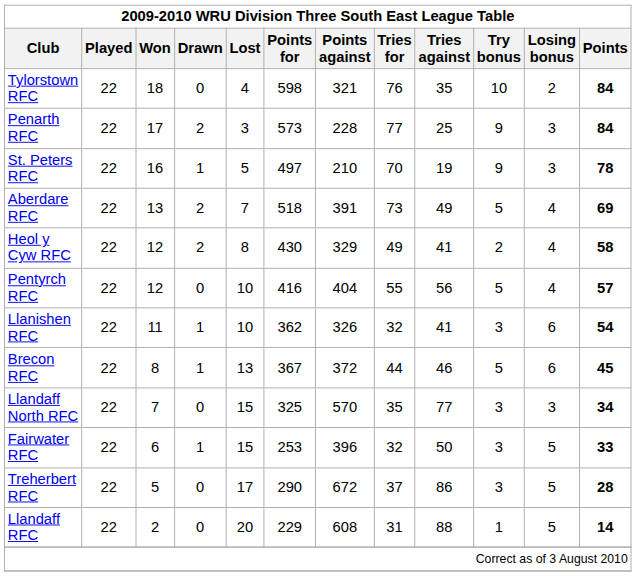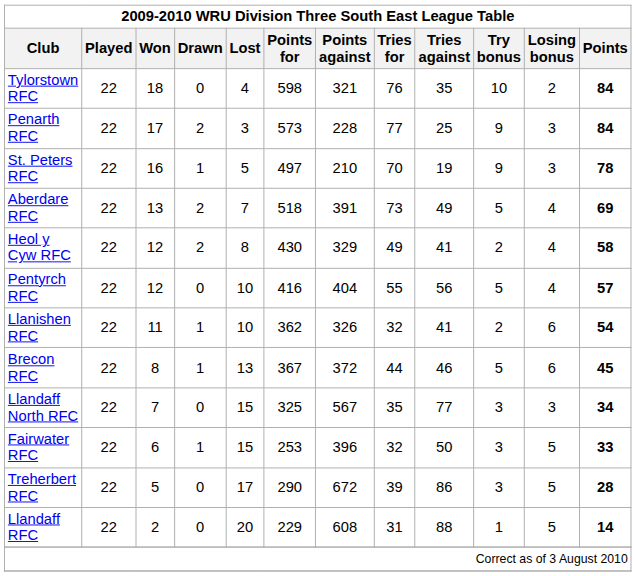(499, 327) 3 -> (499, 327) 2
(345, 407) 570 -> (345, 407) 567
(395, 487) 37 -> (395, 487) 39
